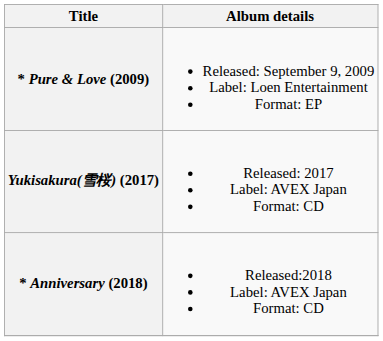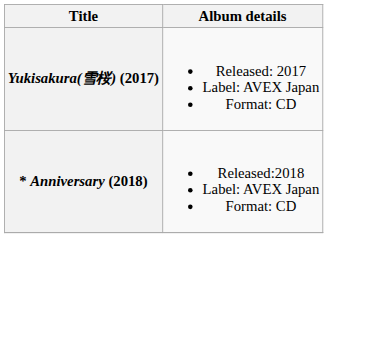- row: (83, 79)
